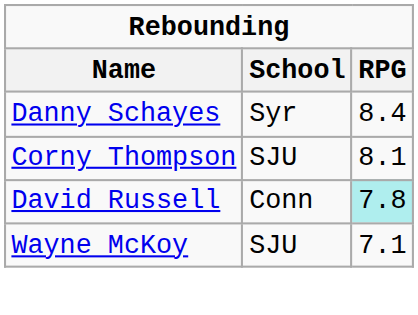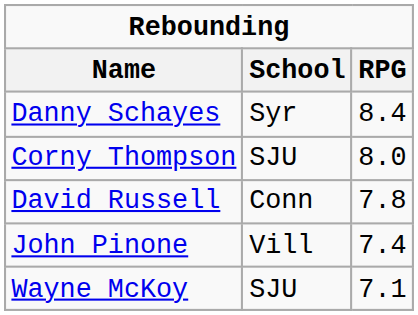(382, 158) 8.1 -> (382, 158) 8.0
(382, 201) paleturquoise background -> (382, 201) no background
+ row: (100, 245)
